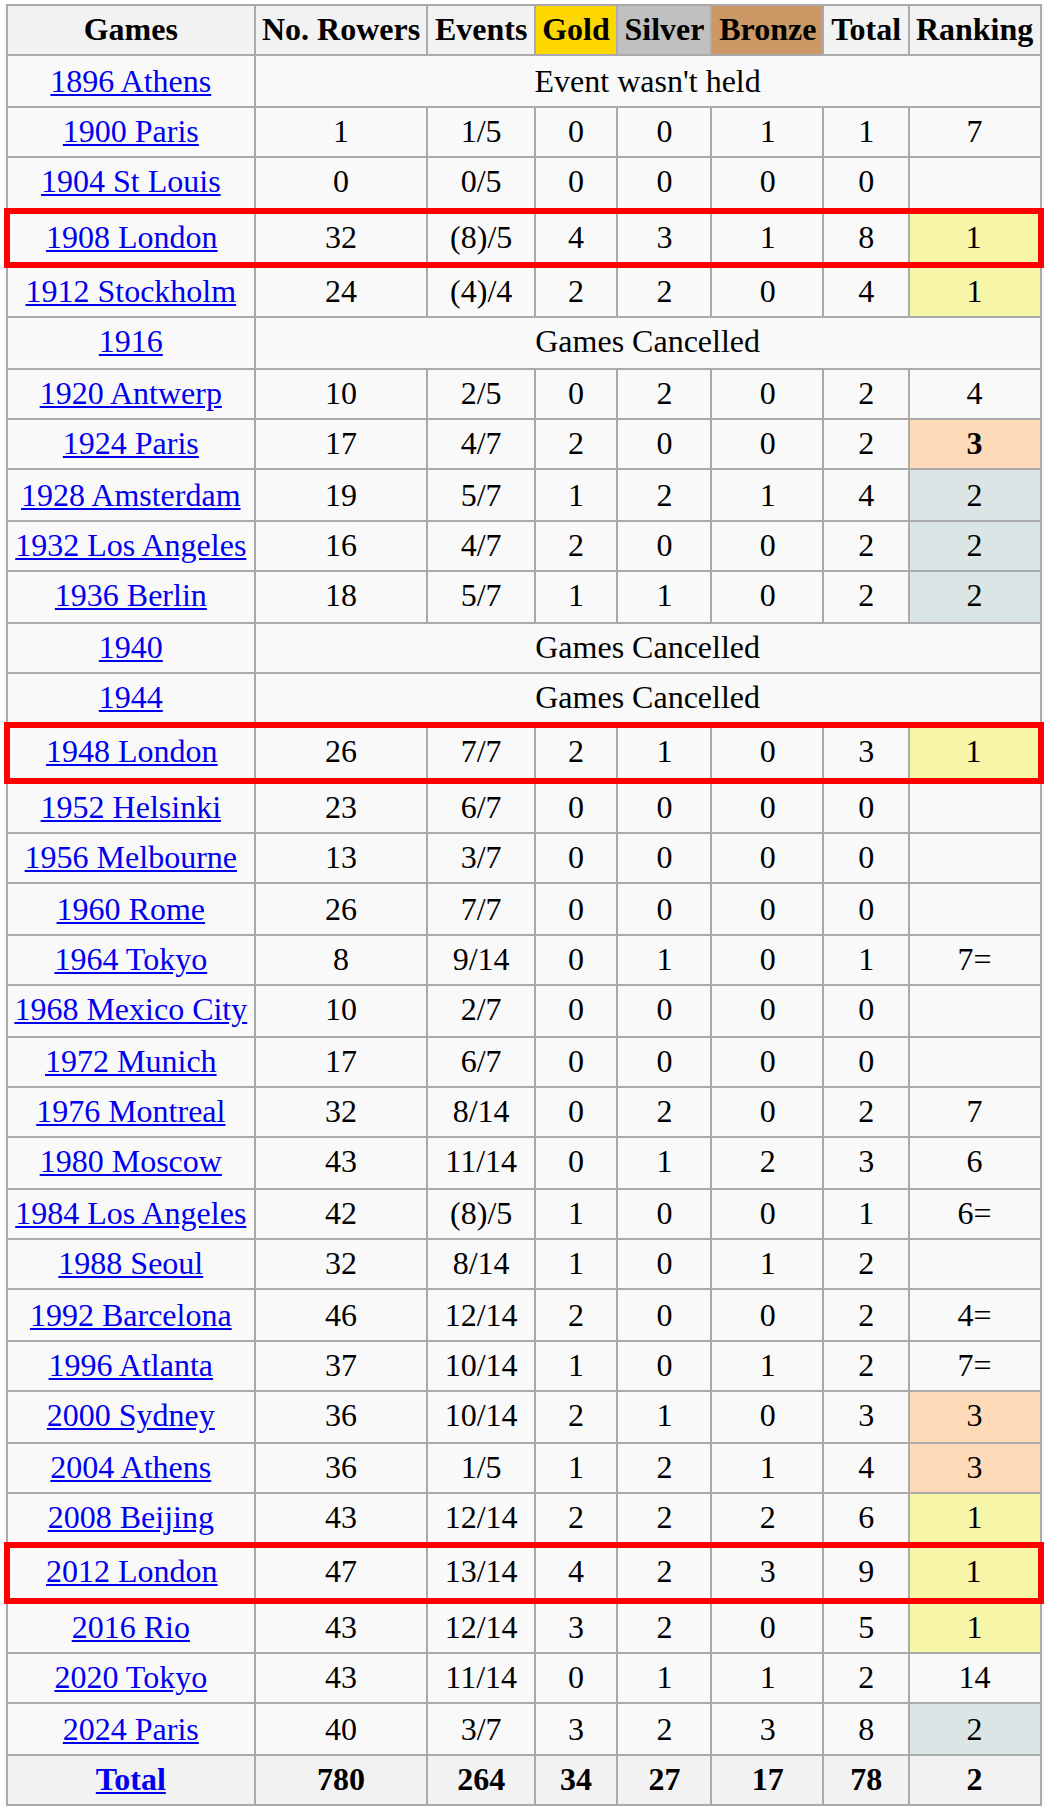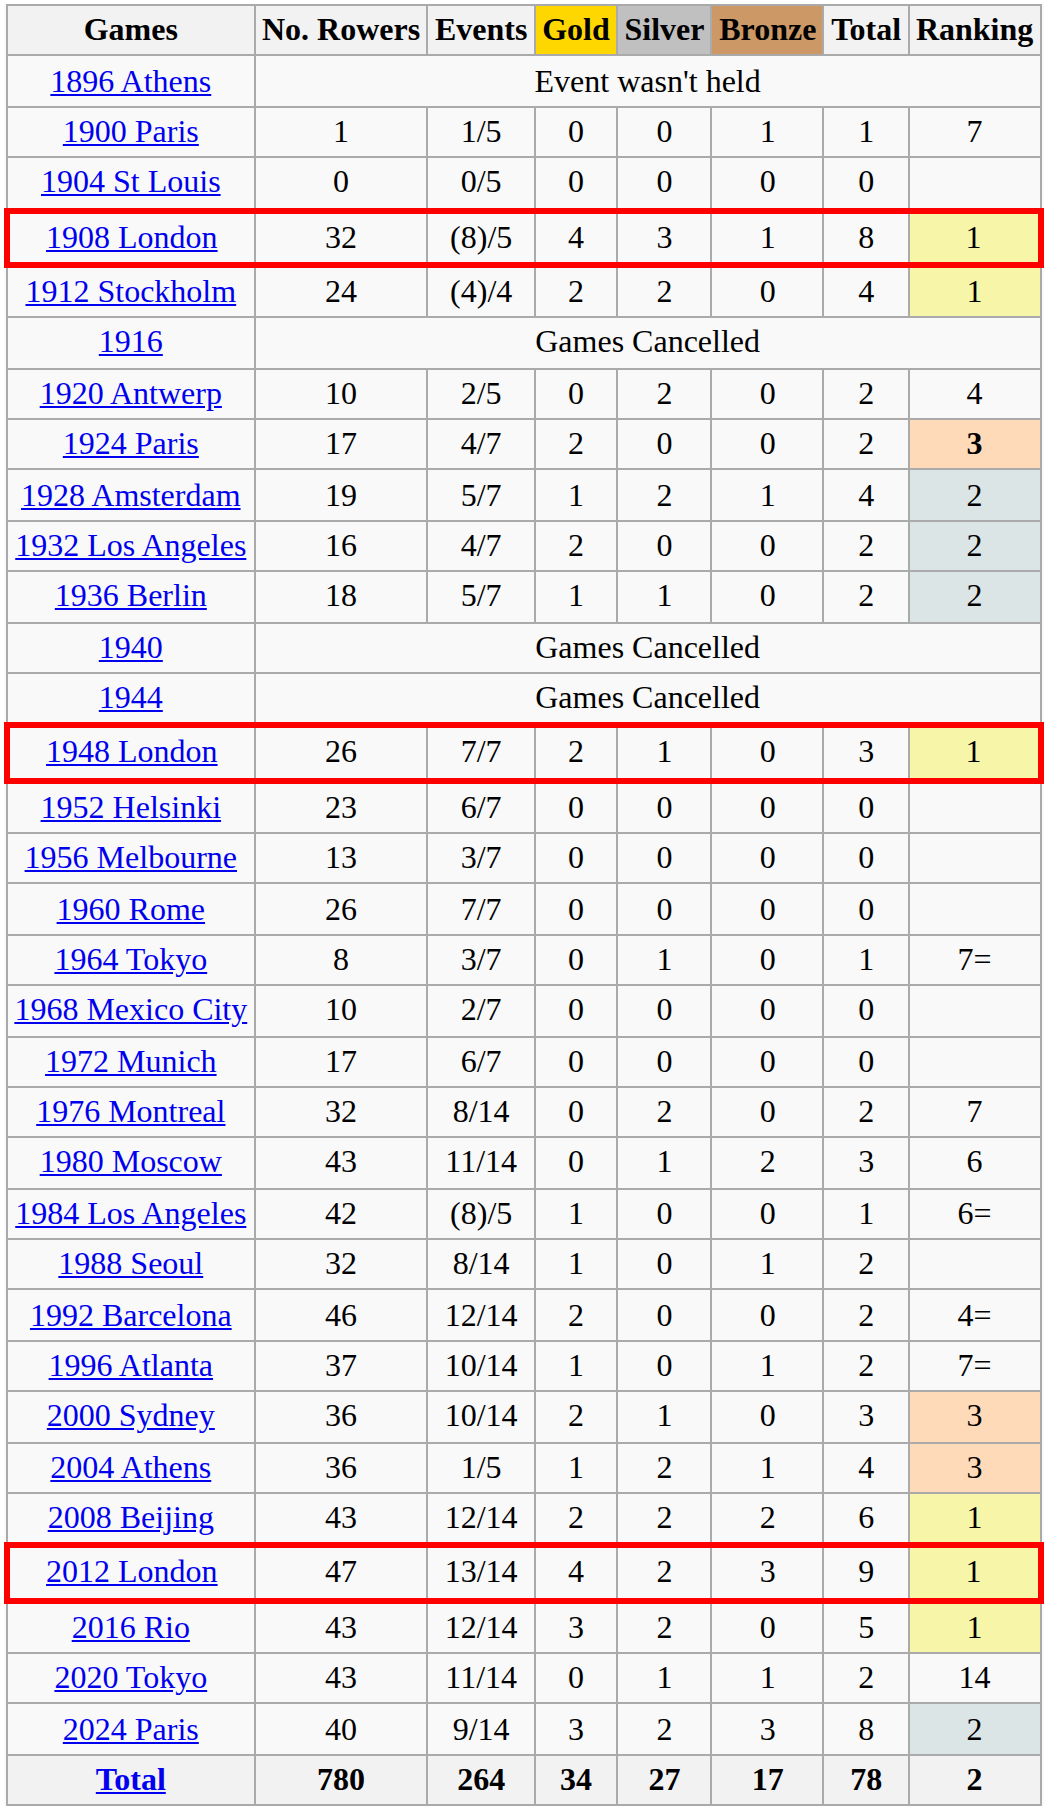(481, 959) 9/14 -> (481, 959) 3/7
(481, 1728) 3/7 -> (481, 1728) 9/14
